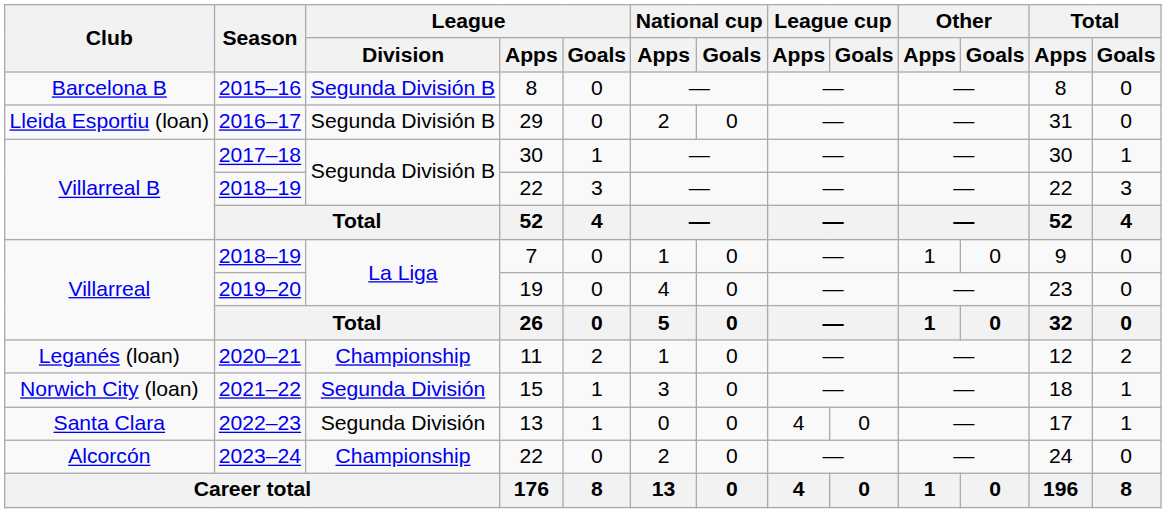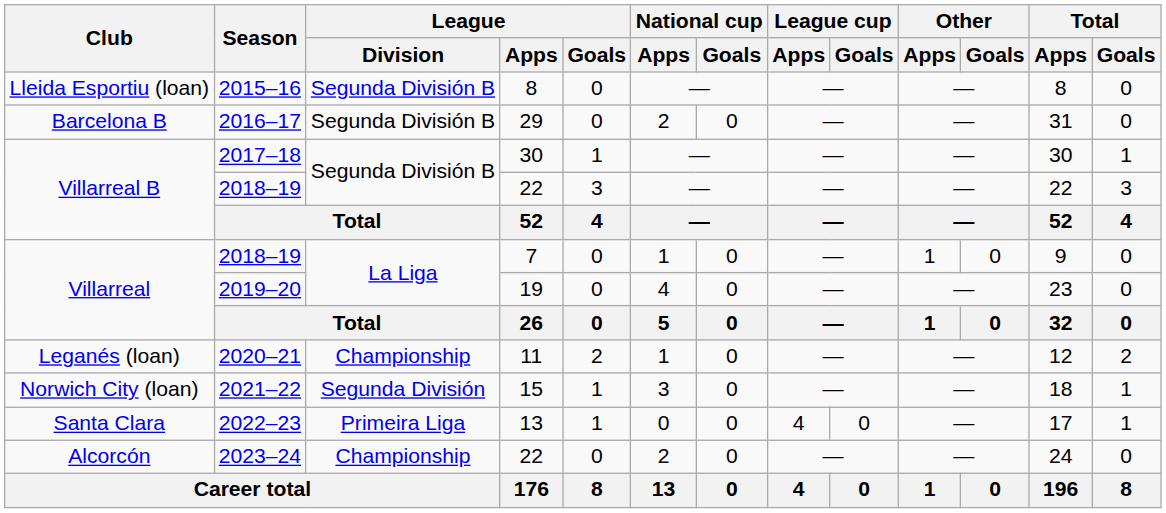(109, 88) Barcelona B -> (109, 88) Lleida Esportiu (loan)
(109, 121) Lleida Esportiu (loan) -> (109, 121) Barcelona B
(403, 423) Segunda División -> (403, 423) Primeira Liga
